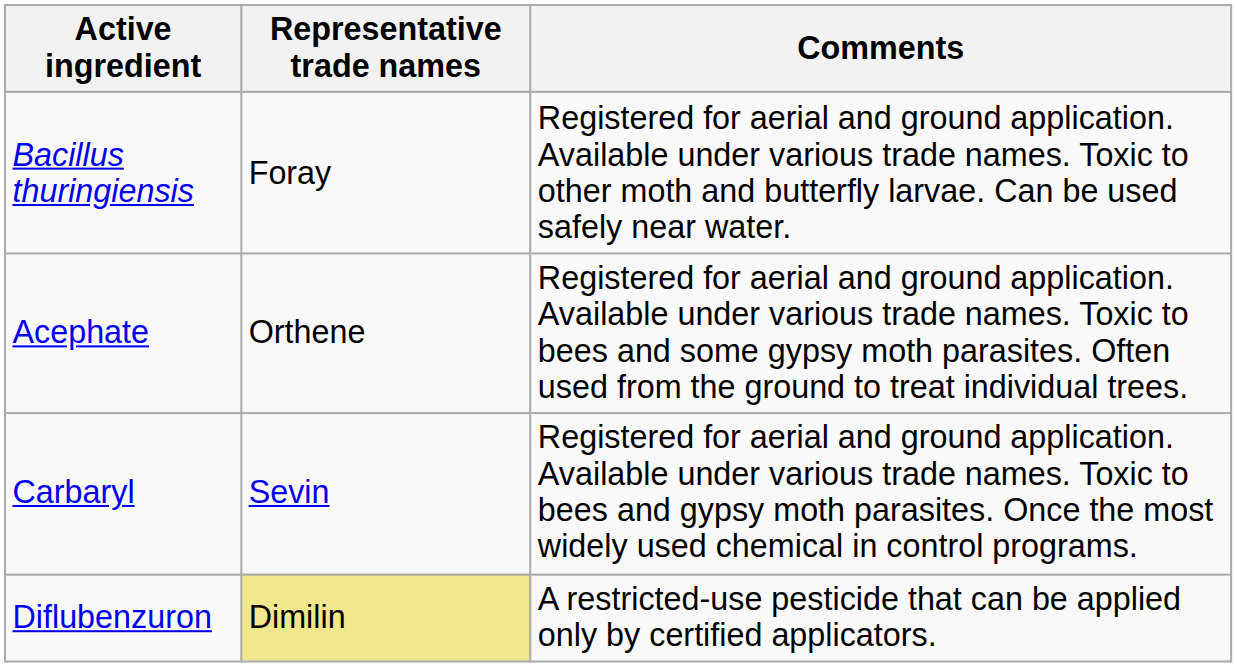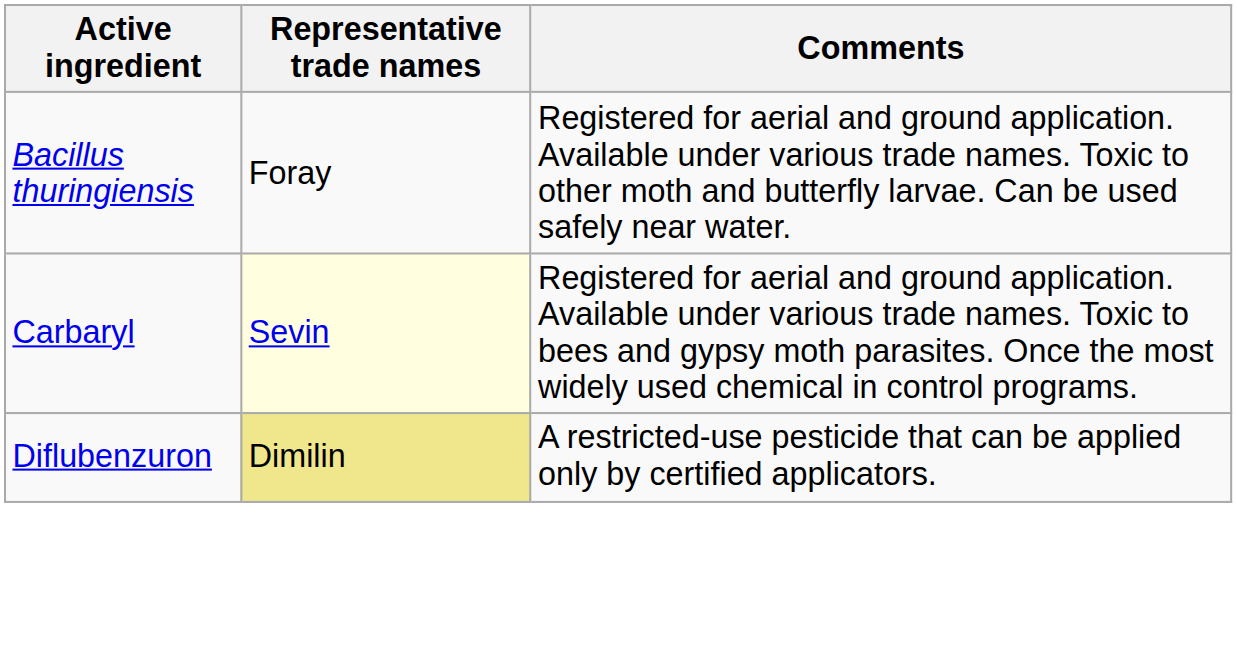- row: (81, 332)
(289, 492) no background -> (289, 332) lightyellow background
